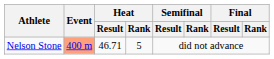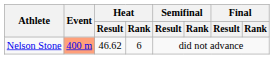(110, 46) 46.71 -> (110, 46) 46.62
(139, 46) 5 -> (139, 46) 6
